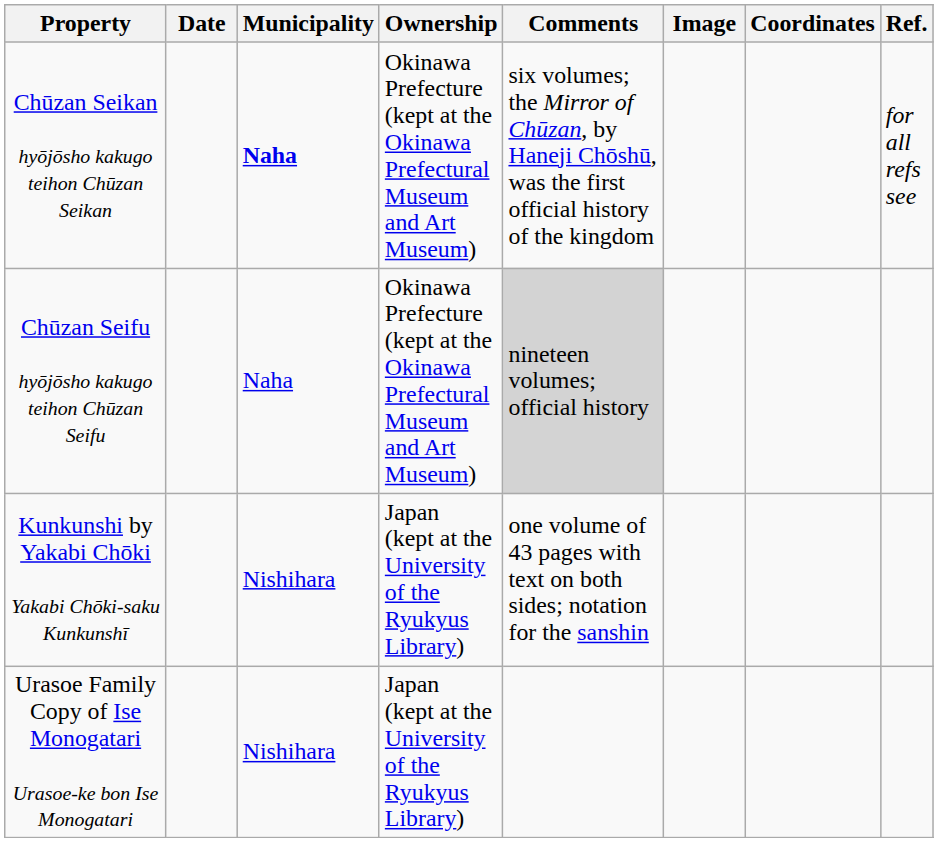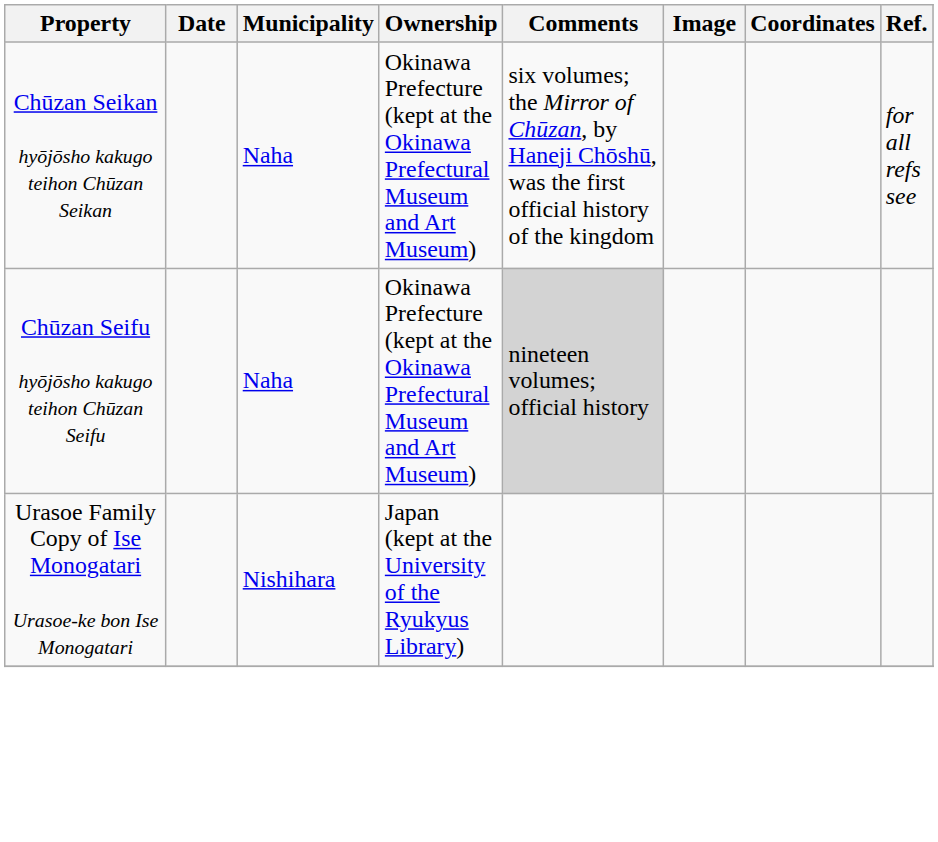(270, 155) bold -> (268, 155) normal
- row: (86, 579)
